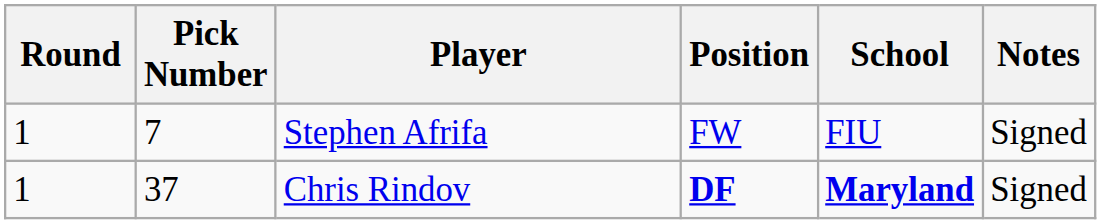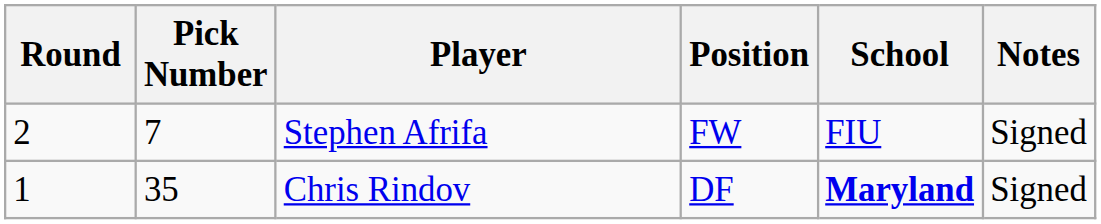(22, 131) 1 -> (22, 131) 2
(161, 189) 37 -> (161, 189) 35
(712, 189) bold -> (711, 189) normal
